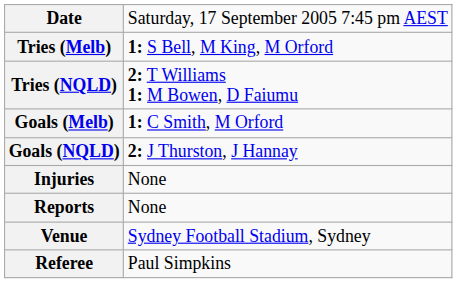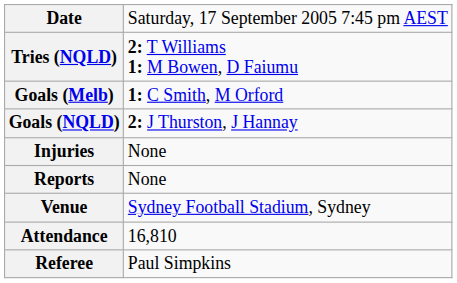- row: (64, 46)
+ row: (64, 235)
